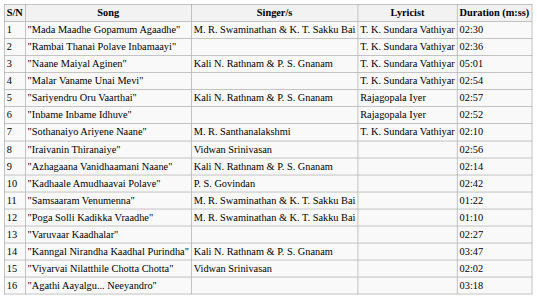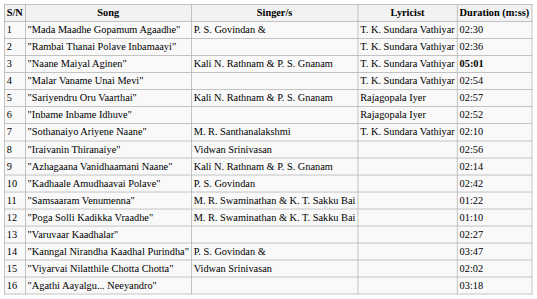(275, 30) M. R. Swaminathan & K. T. Sakku Bai -> (230, 30) P. S. Govindan &
(471, 64) normal -> (472, 64) bold
(263, 251) Kali N. Rathnam & P. S. Gnanam -> (230, 251) P. S. Govindan &
